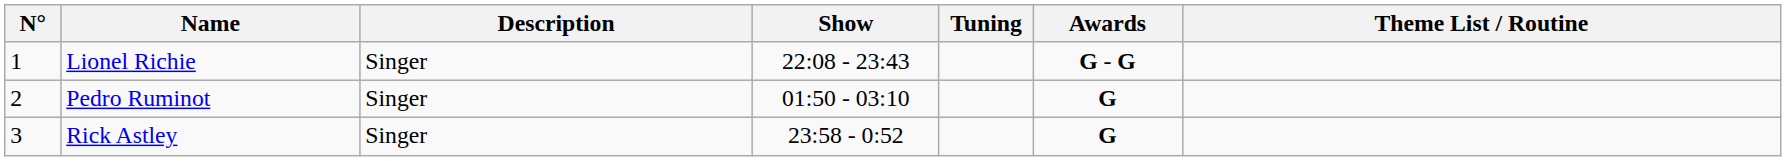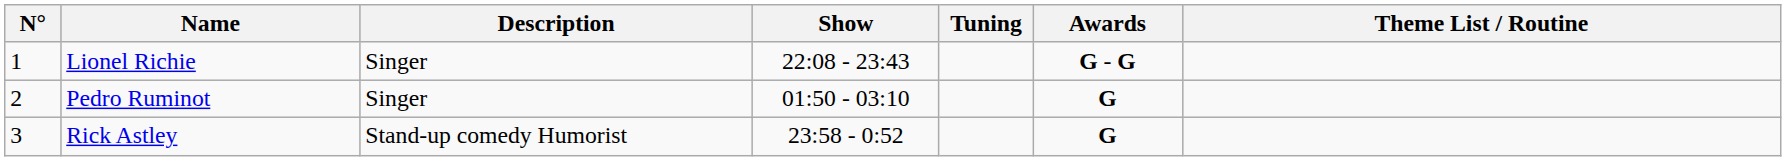(396, 135) Singer -> (496, 135) Stand-up comedy Humorist
